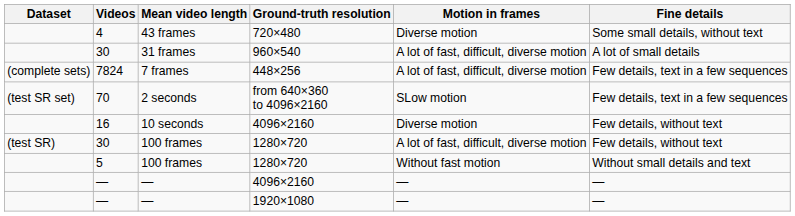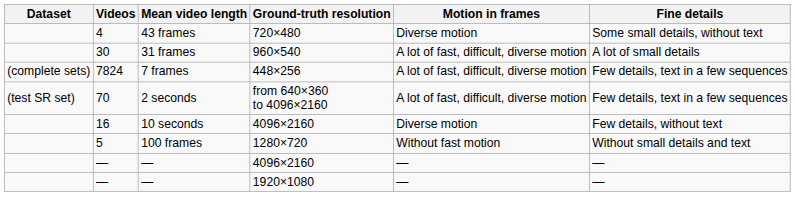(431, 98) SLow motion -> (491, 98) A lot of fast, difficult, diverse motion
- row: (103, 143)
